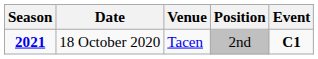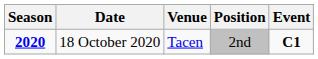(30, 41) 2021 -> (30, 41) 2020
